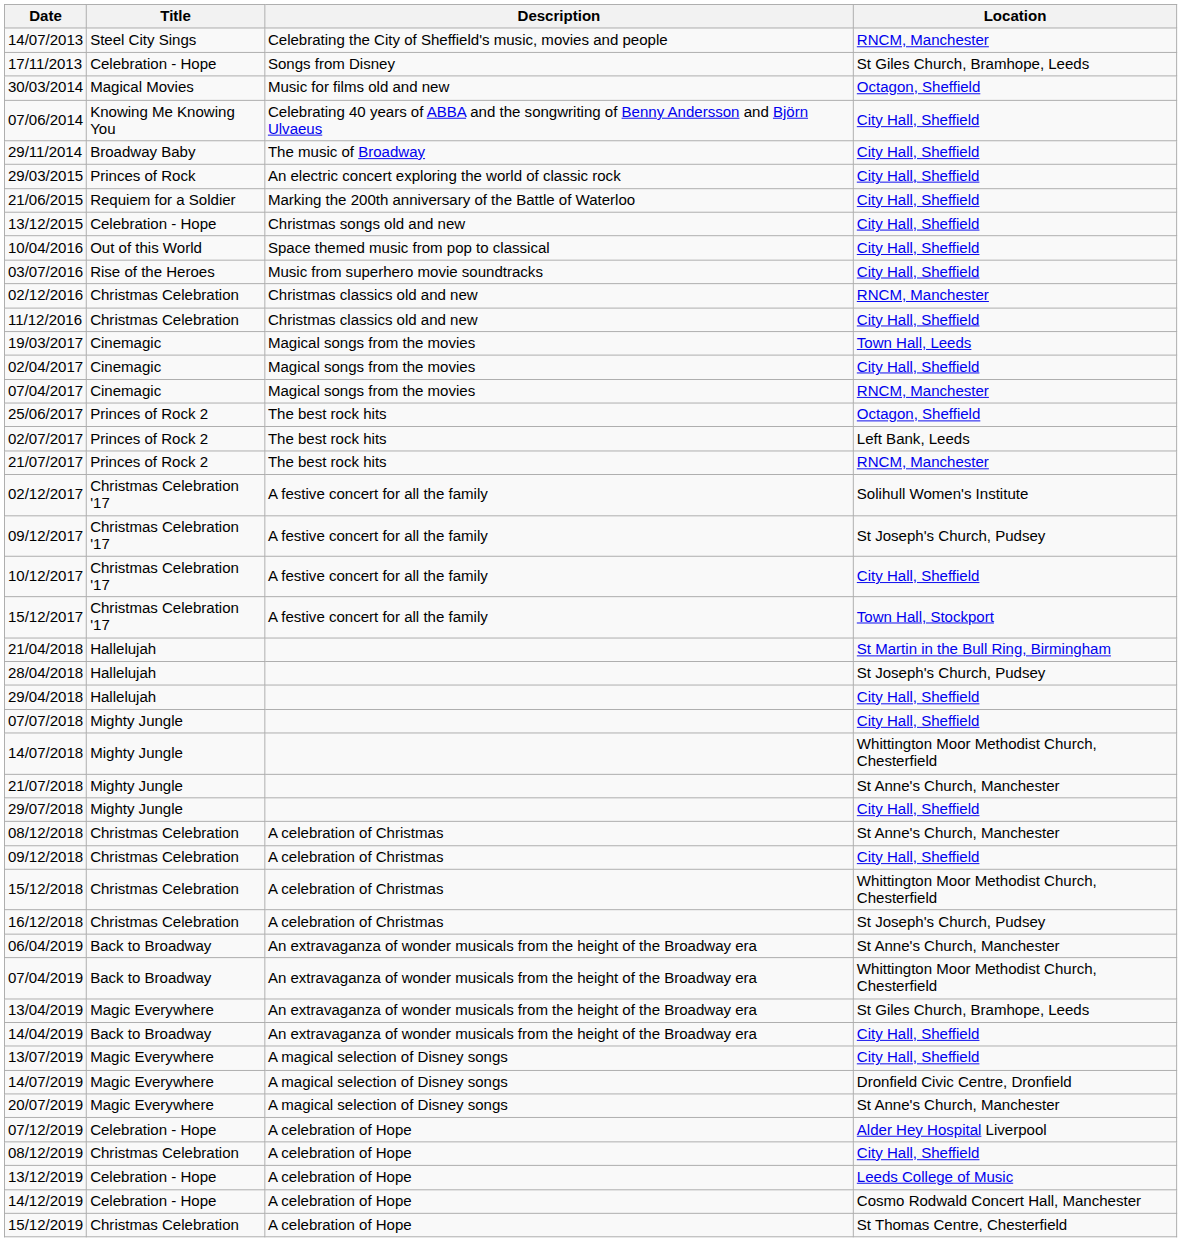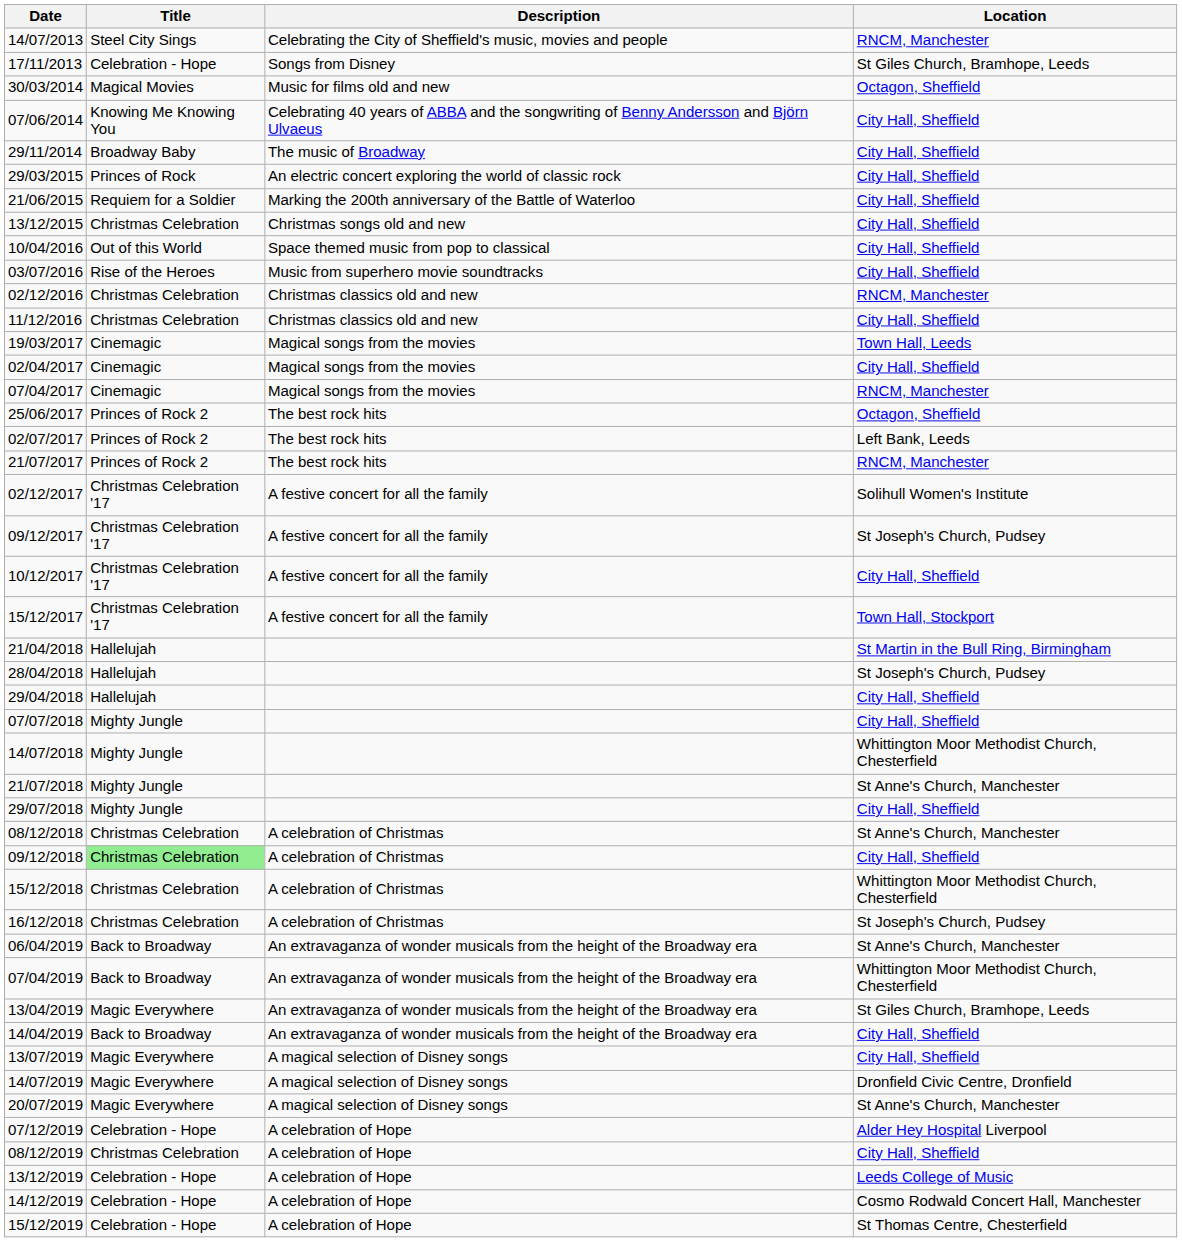(153, 224) Celebration - Hope -> (165, 224) Christmas Celebration
(165, 857) no background -> (165, 857) lightgreen background
(165, 1225) Christmas Celebration -> (153, 1225) Celebration - Hope
